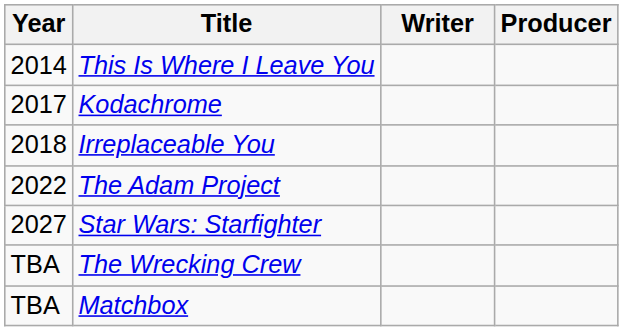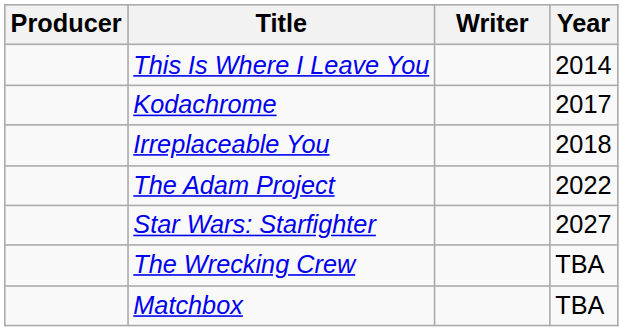columns swapped: (39, 24) <-> (556, 24)
